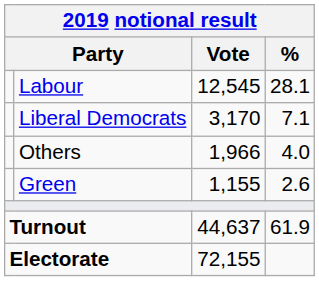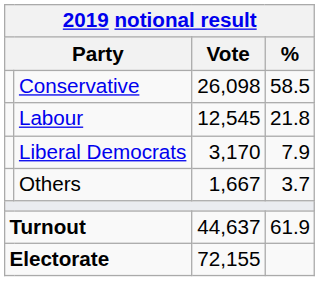+ row: (79, 86)
(290, 86) 28.1 -> (290, 119) 21.8
(296, 119) 7.1 -> (296, 151) 7.9
(235, 151) 1,966 -> (235, 184) 1,667
(296, 151) 4.0 -> (296, 184) 3.7
- row: (48, 184)
